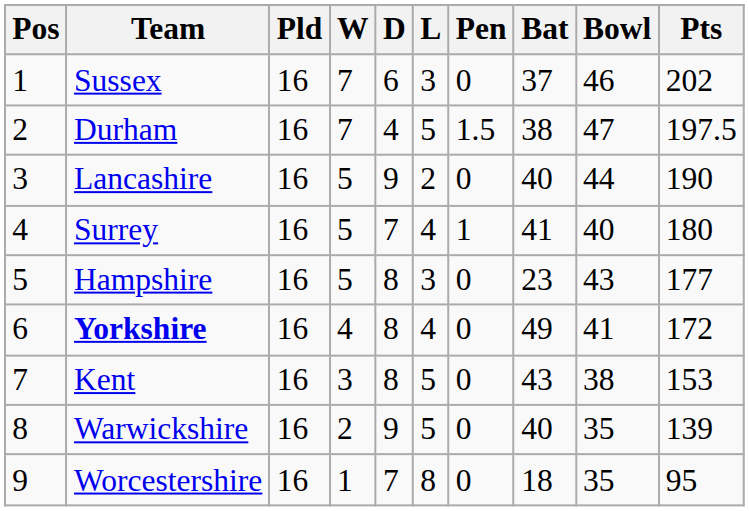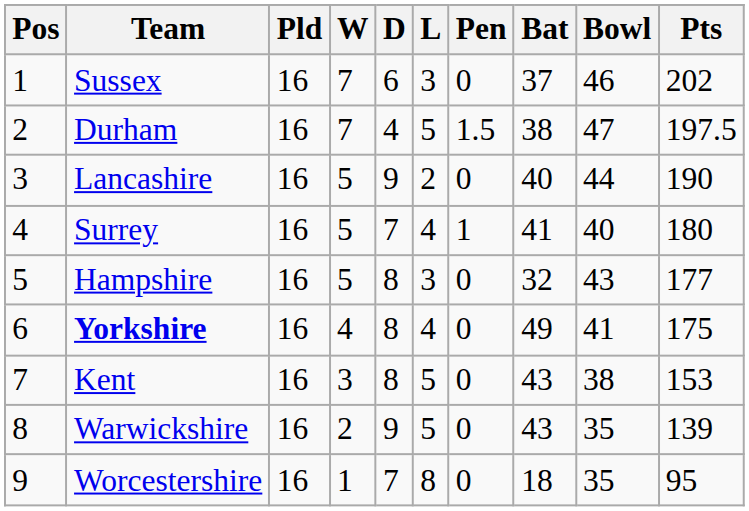(537, 279) 23 -> (537, 279) 32
(689, 329) 172 -> (689, 329) 175
(537, 429) 40 -> (537, 429) 43
